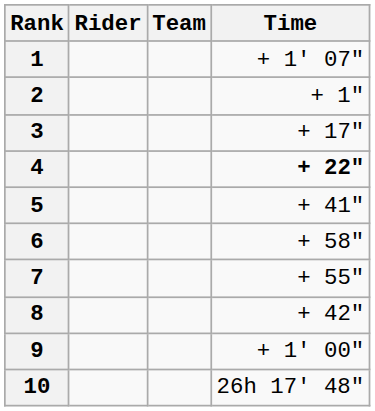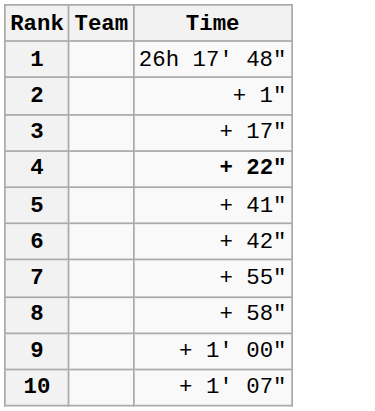- column: (108, 23)
(311, 60) + 1' 07" -> (213, 60) 26h 17' 48"
(331, 242) + 58" -> (253, 242) + 42"
(331, 315) + 42" -> (253, 315) + 58"
(290, 388) 26h 17' 48" -> (233, 388) + 1' 07"
